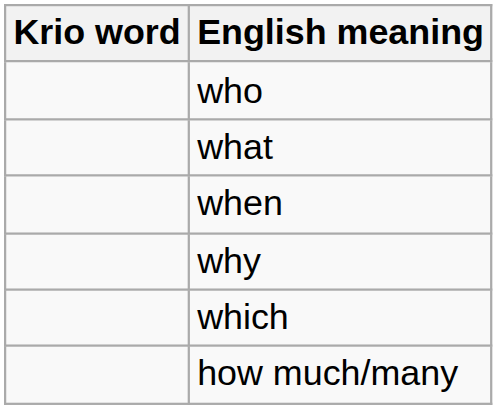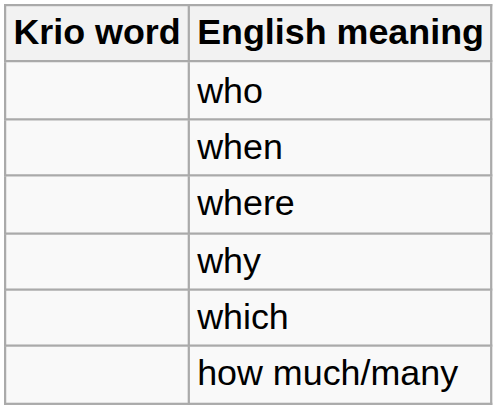- row: (235, 146)
+ row: (246, 203)
